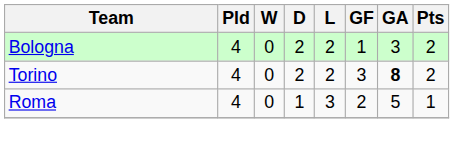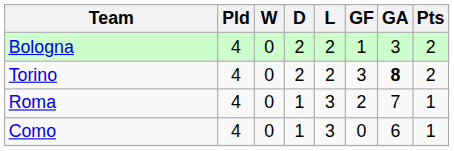(395, 103) 5 -> (395, 103) 7
+ row: (32, 131)
